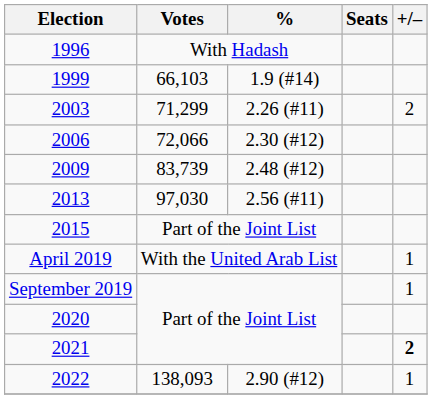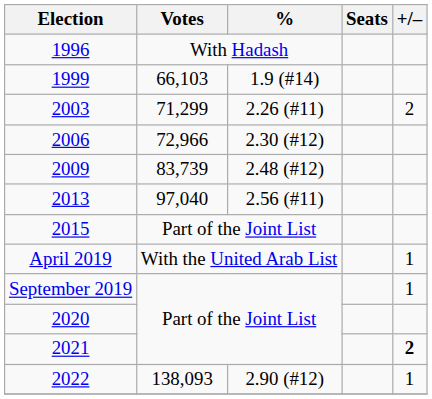(182, 139) 72,066 -> (182, 139) 72,966
(182, 199) 97,030 -> (182, 199) 97,040
